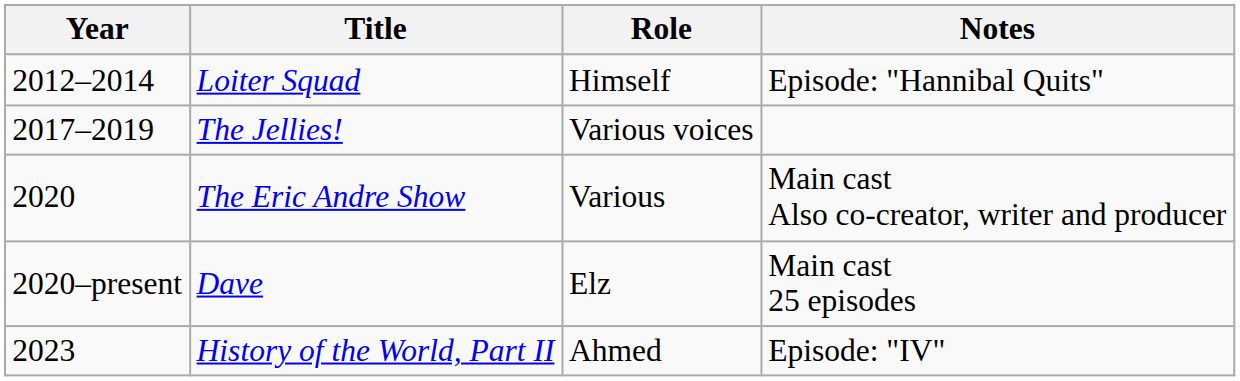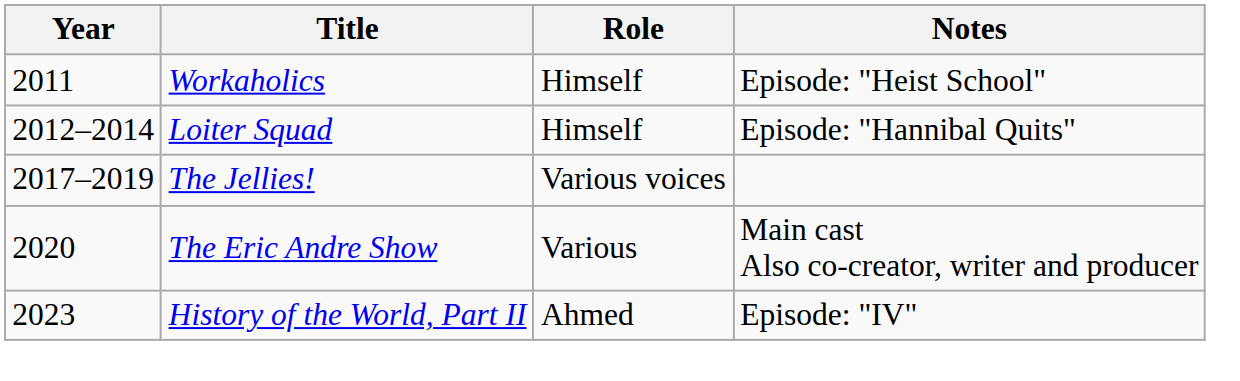+ row: (247, 79)
- row: (230, 282)
